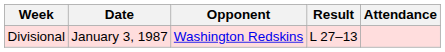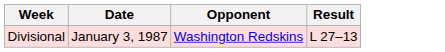- column: (400, 15)
